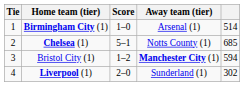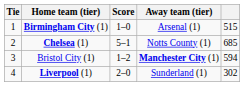(230, 27) 514 -> (230, 27) 515
